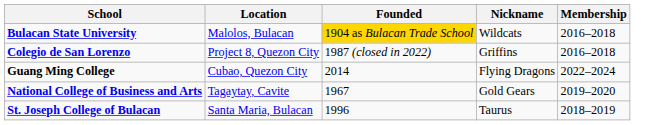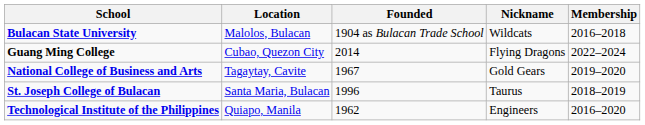(399, 33) gold background -> (409, 33) no background
- row: (69, 52)
+ row: (113, 110)
